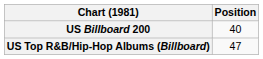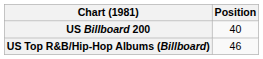(235, 46) 47 -> (235, 46) 46
